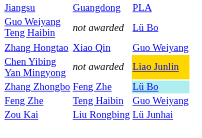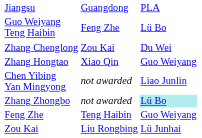(98, 27) not awarded -> (100, 27) Feng Zhe
+ row: (41, 47)
(156, 67) gold background -> (164, 81) no background
(92, 87) Feng Zhe -> (106, 101) not awarded
